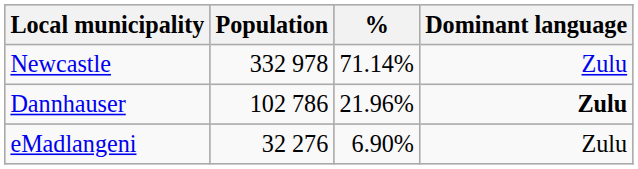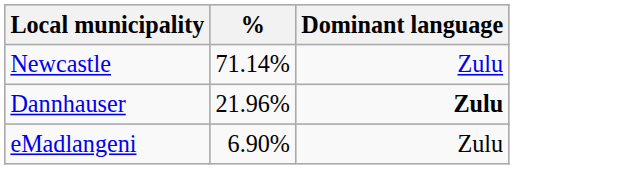- column: (272, 24)
